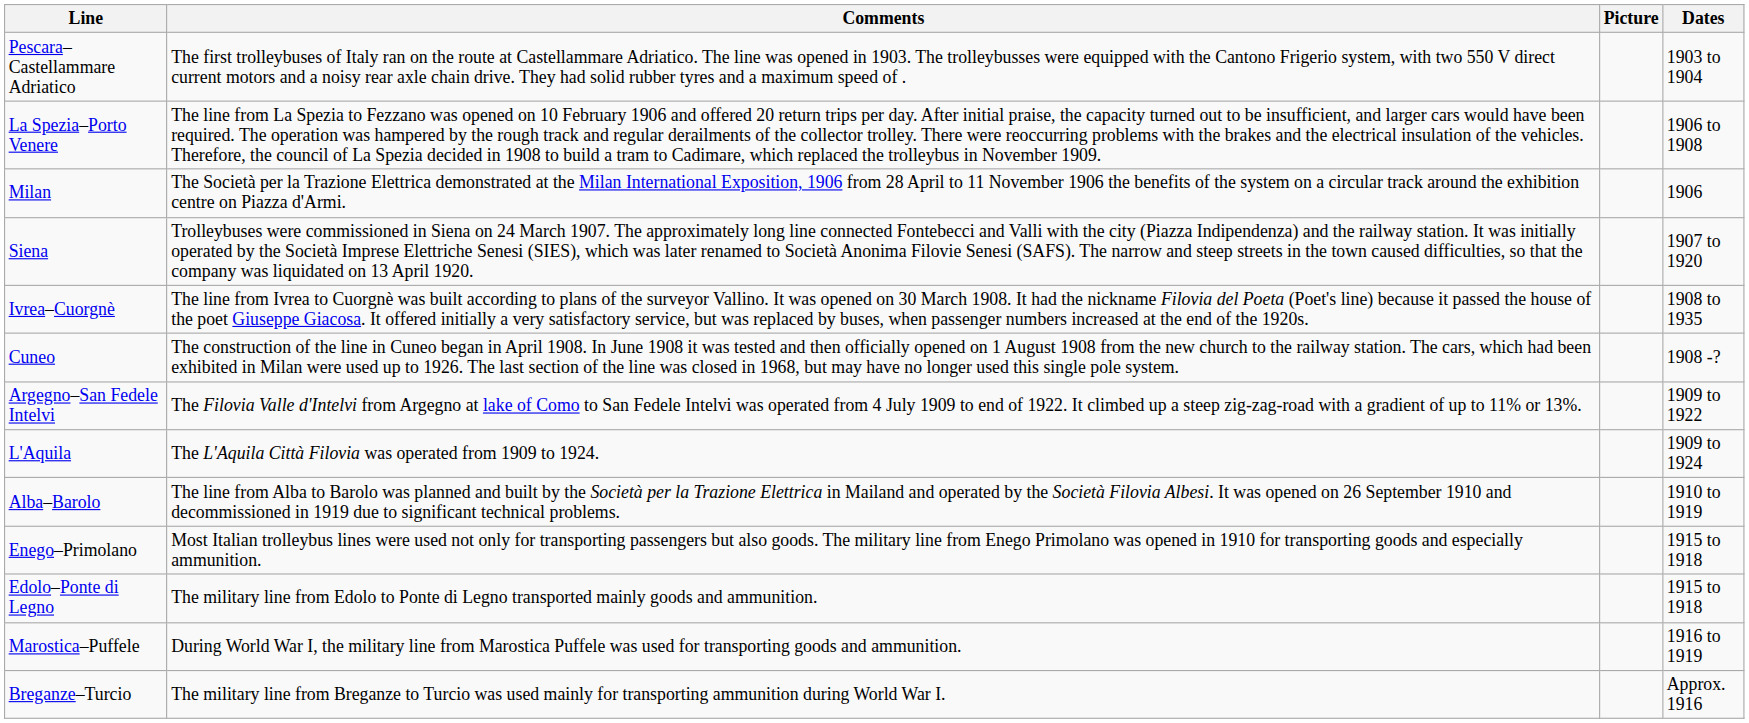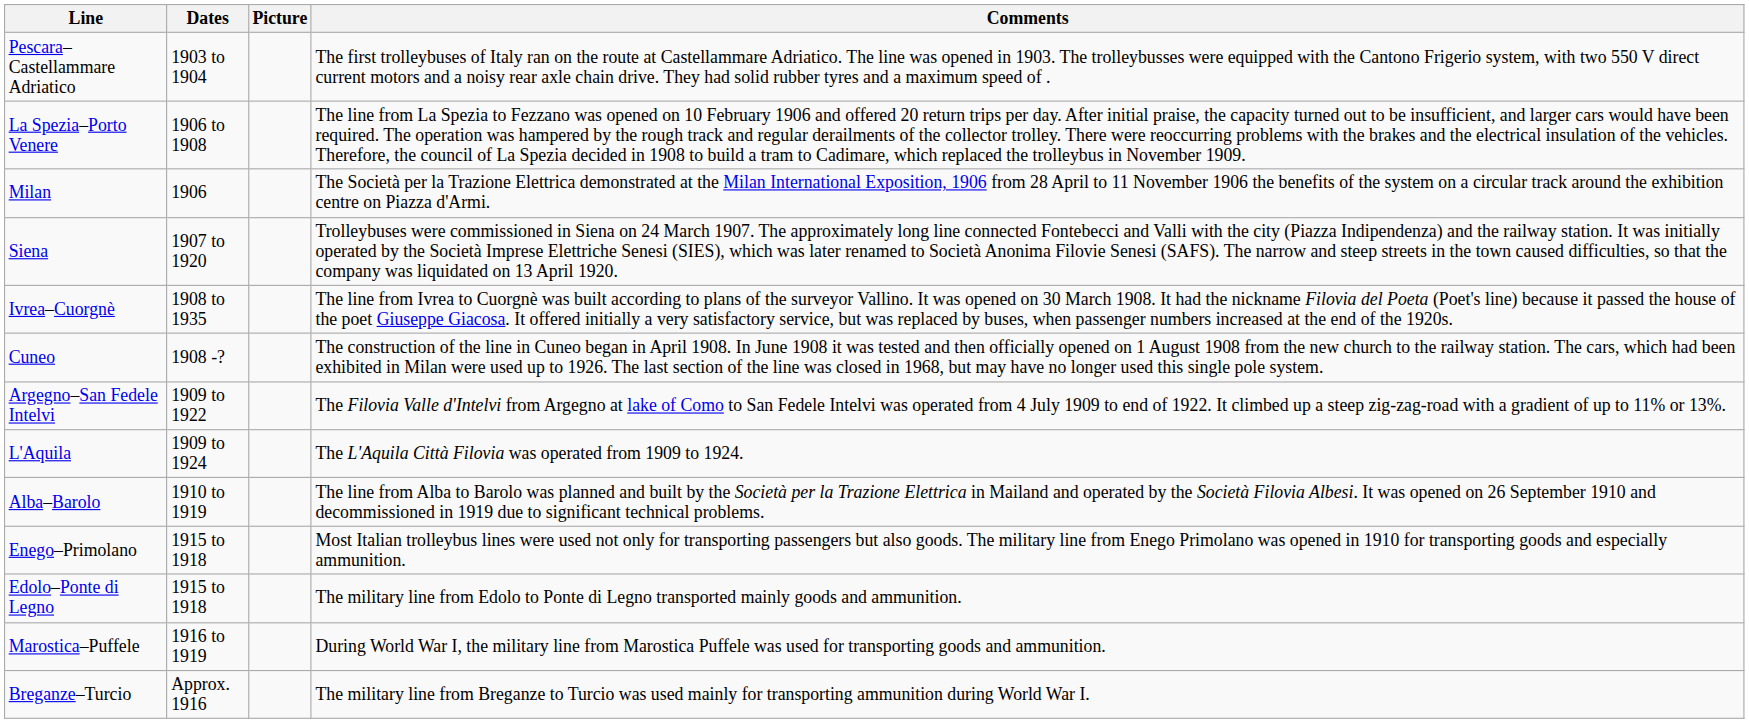columns swapped: (1703, 18) <-> (883, 18)
